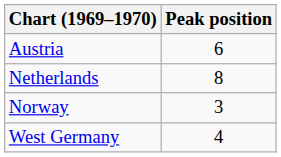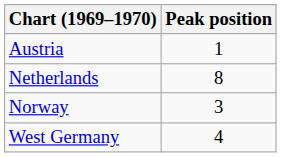(219, 48) 6 -> (219, 48) 1
